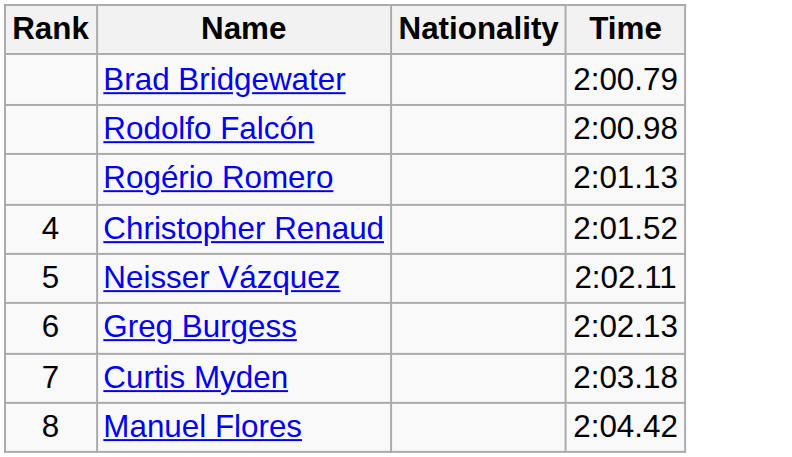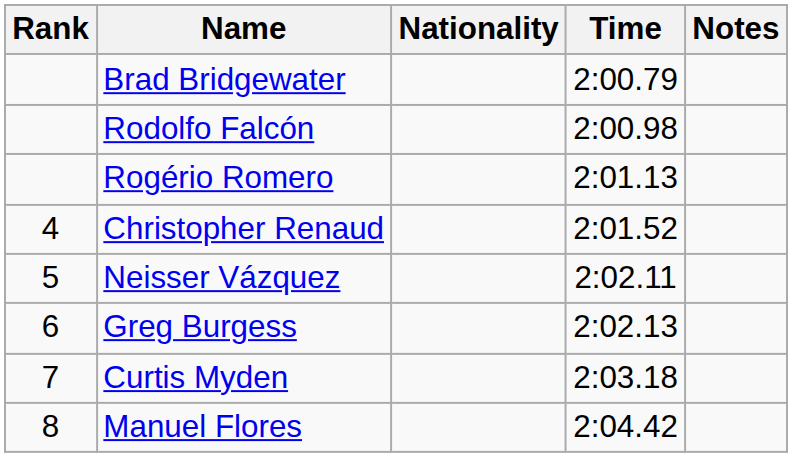+ column: (736, 29)
